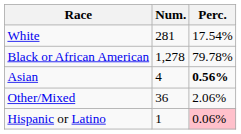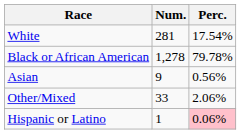(158, 77) 4 -> (158, 77) 9
(210, 77) bold -> (209, 77) normal
(162, 98) 36 -> (162, 98) 33
